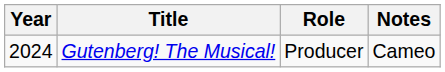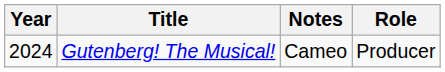columns swapped: (324, 19) <-> (404, 19)
